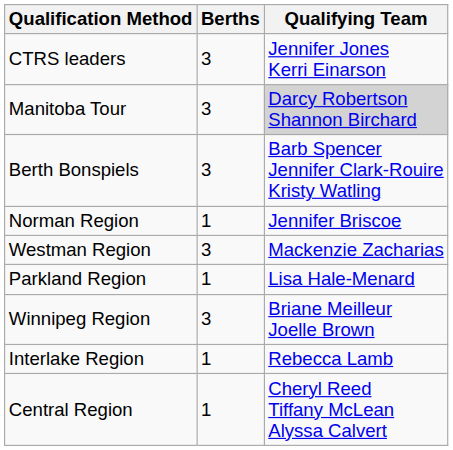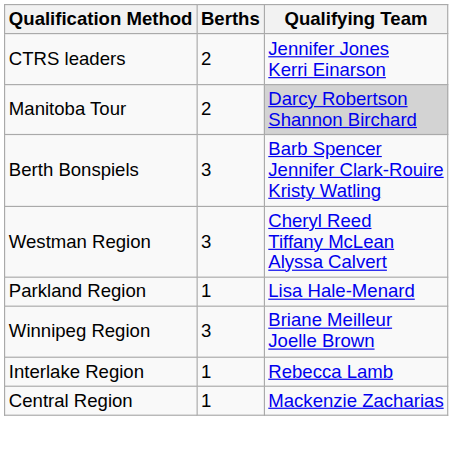(206, 59) 3 -> (206, 59) 2
(206, 109) 3 -> (206, 109) 2
- row: (74, 220)
(356, 249) Mackenzie Zacharias -> (331, 241) Cheryl Reed Tiffany McLean Alyssa Calvert
(331, 409) Cheryl Reed Tiffany McLean Alyssa Calvert -> (356, 400) Mackenzie Zacharias
